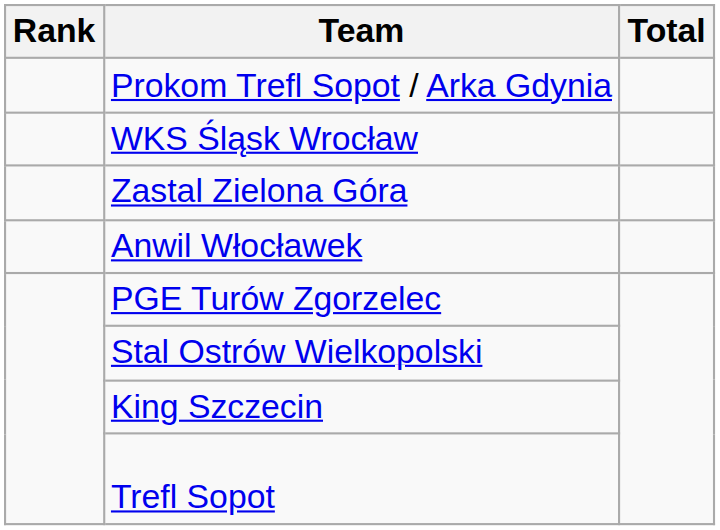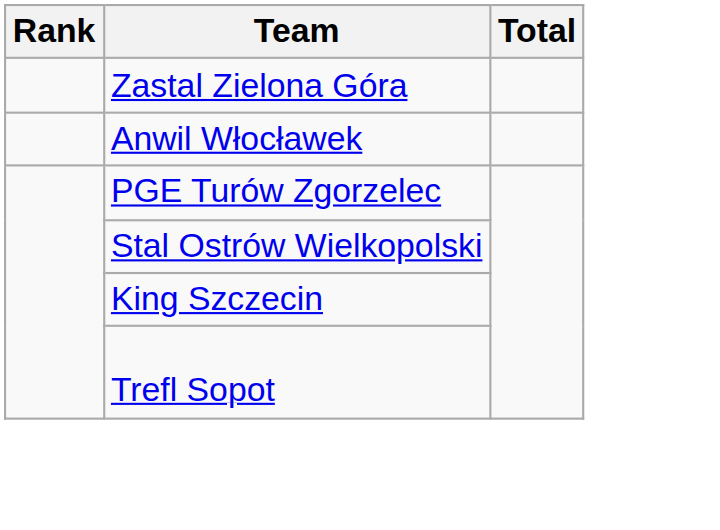- row: (361, 84)
- row: (264, 138)
